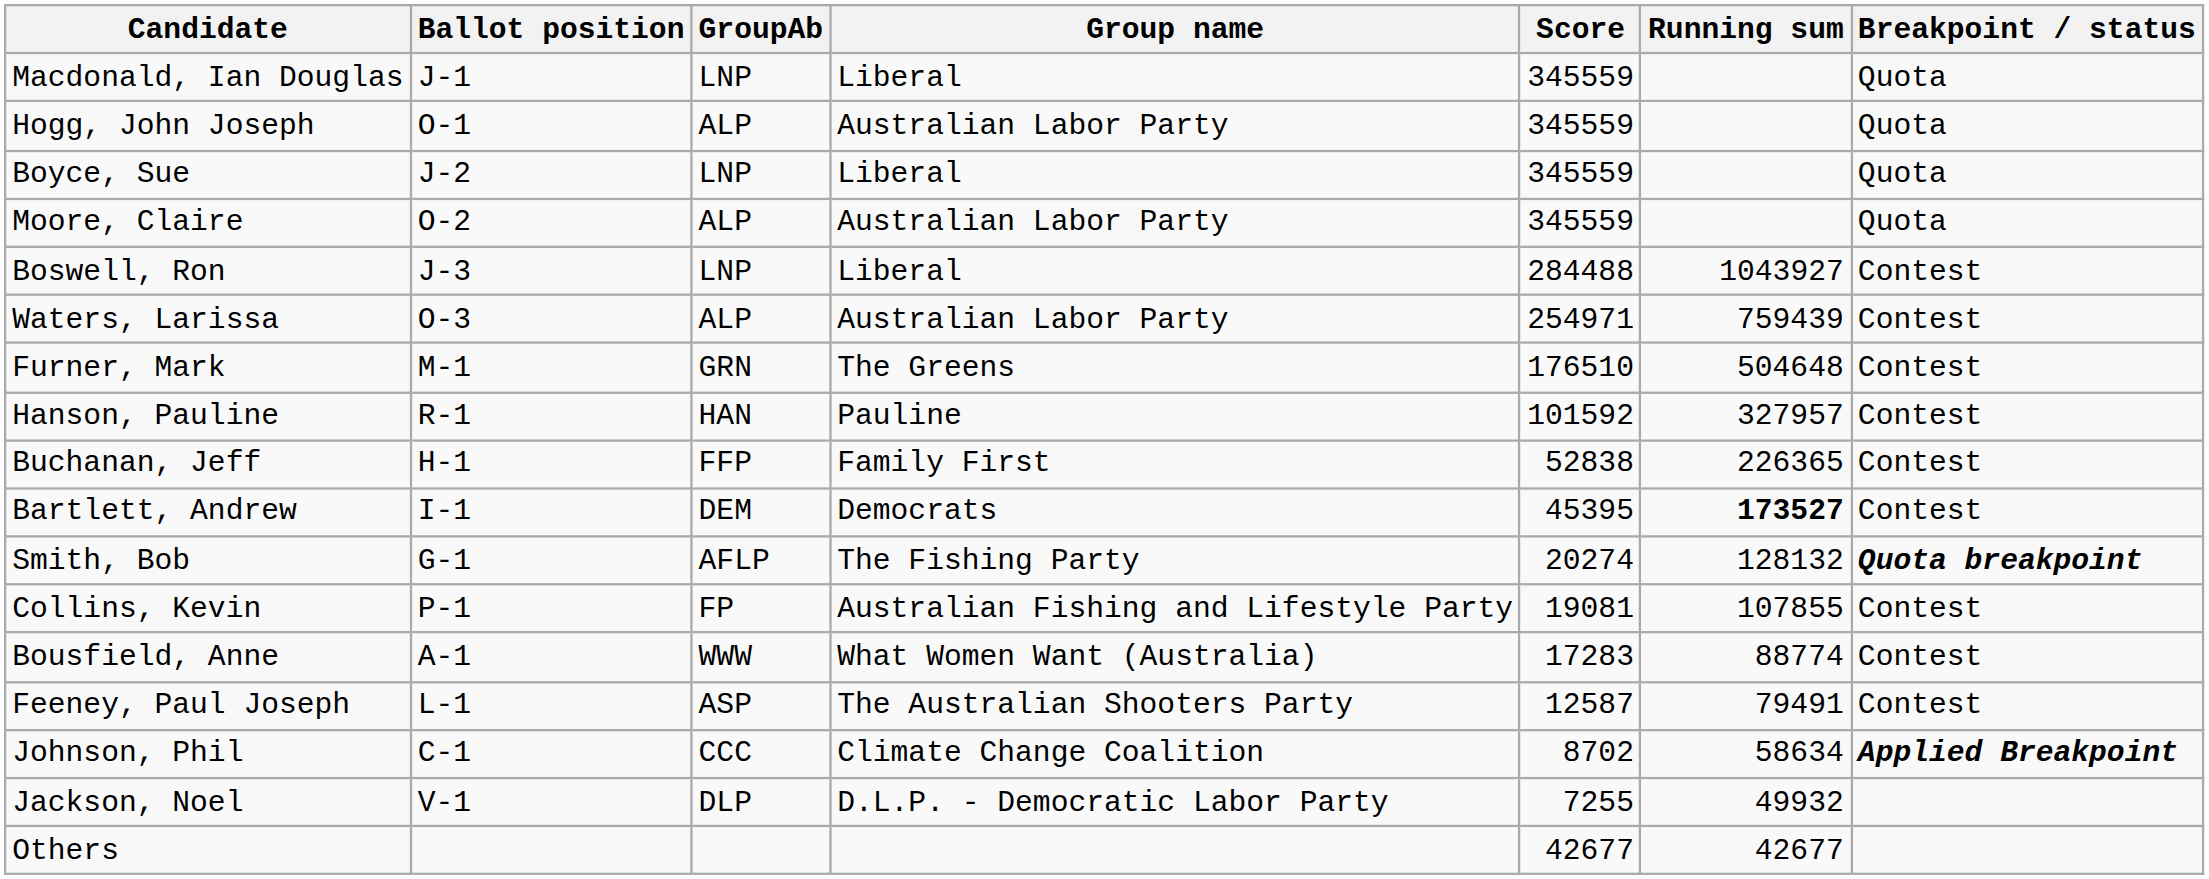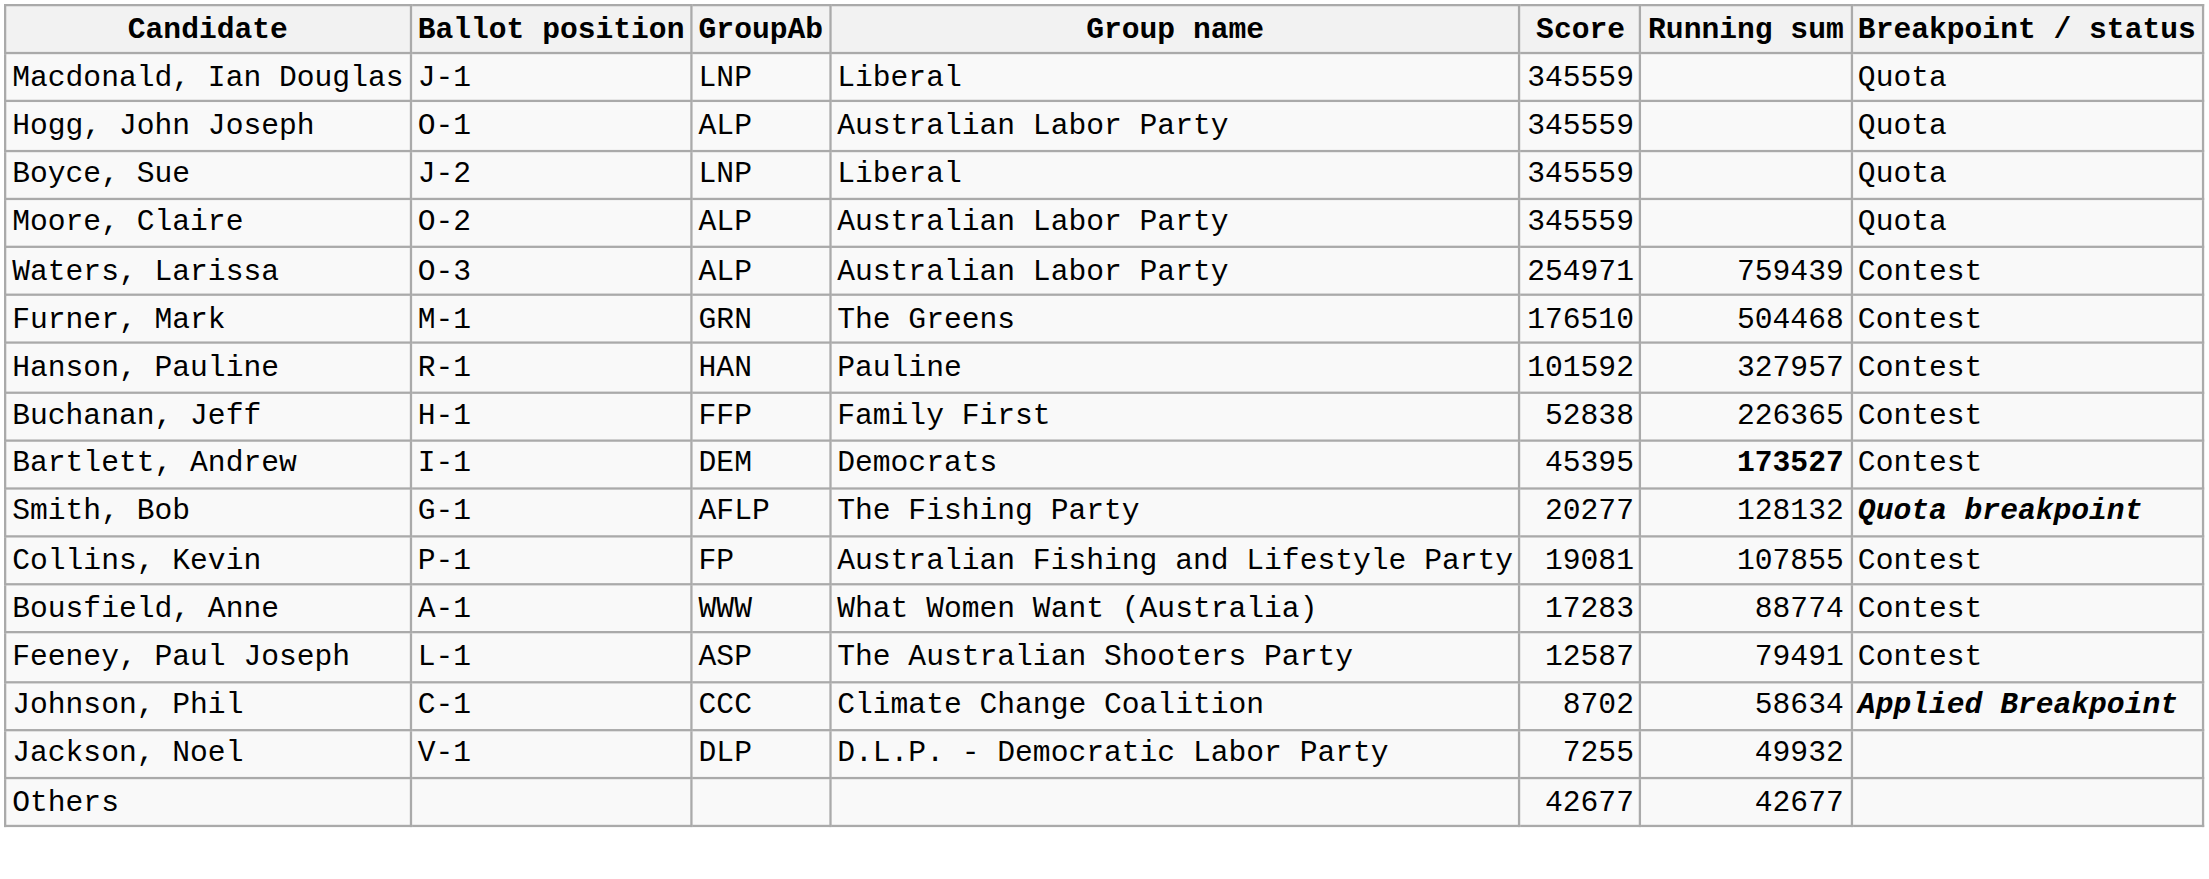- row: (119, 271)
(1790, 367) 504648 -> (1790, 319) 504468
(1589, 561) 20274 -> (1589, 512) 20277
